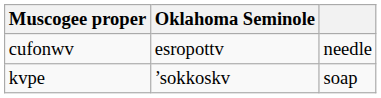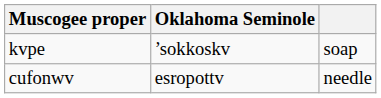rows swapped: (41, 48) <-> (27, 78)
